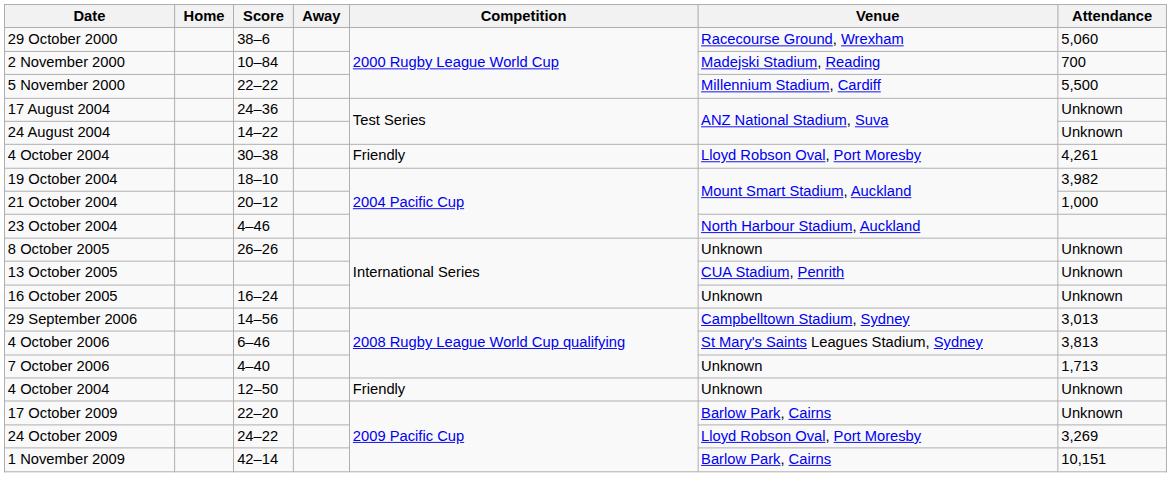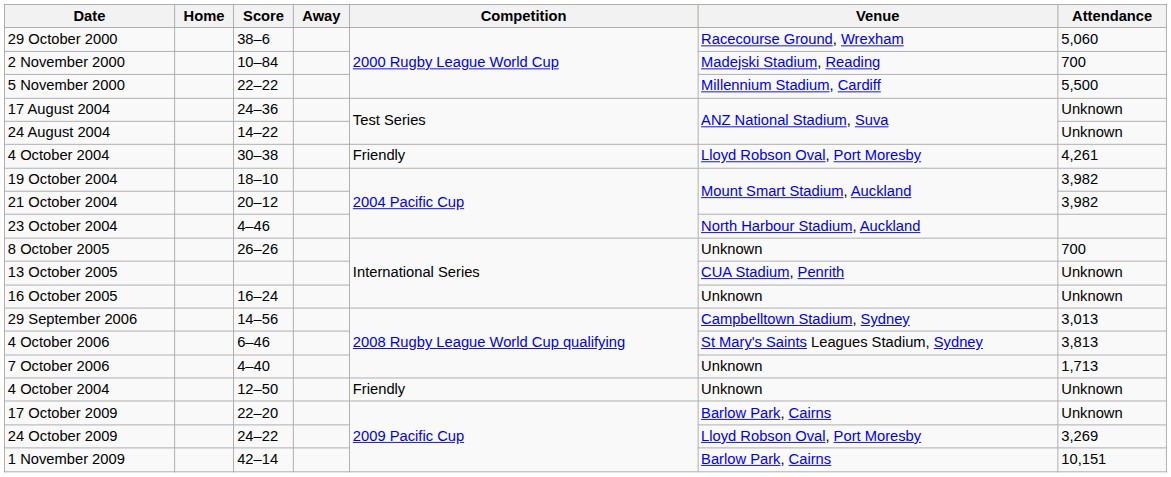(1080, 202) 1,000 -> (1080, 202) 3,982
(1092, 249) Unknown -> (1074, 249) 700
